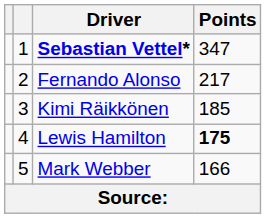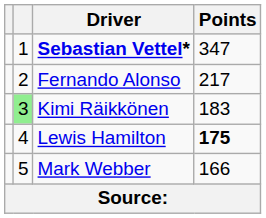(23, 109) no background -> (23, 109) lightgreen background
(215, 109) 185 -> (215, 109) 183
